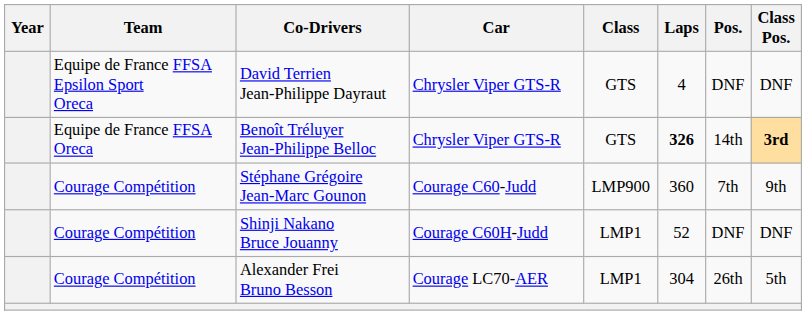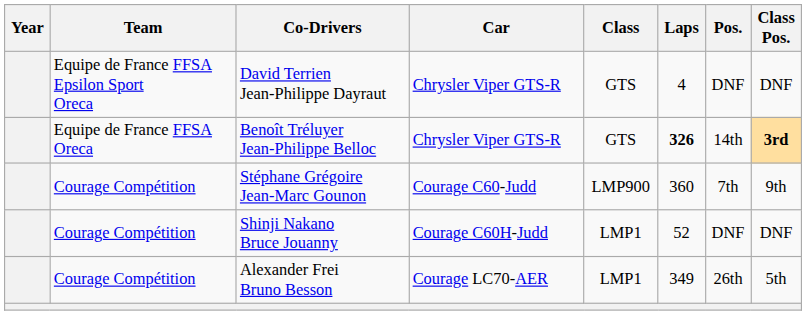(682, 279) 304 -> (682, 279) 349
